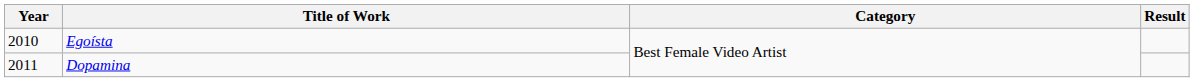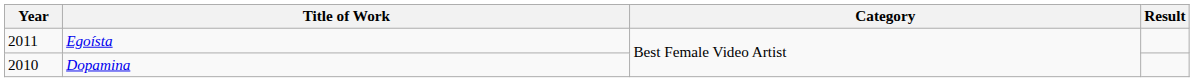(23, 40) 2010 -> (23, 40) 2011
(23, 64) 2011 -> (23, 64) 2010
